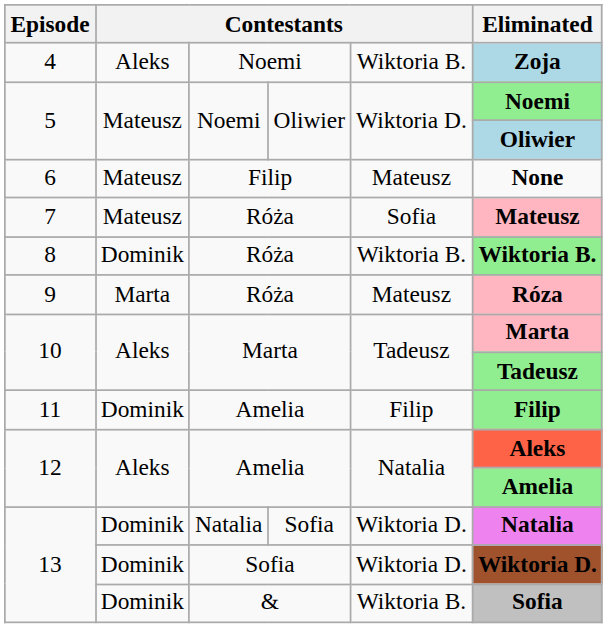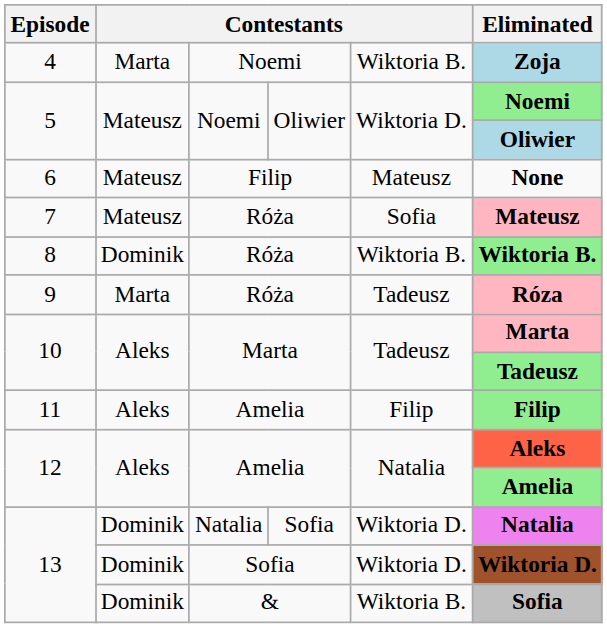(142, 61) Aleks -> (142, 61) Marta
(411, 293) Mateusz -> (411, 293) Tadeusz
(142, 409) Dominik -> (142, 409) Aleks
